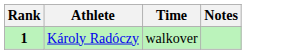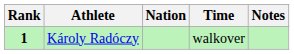+ column: (166, 15)
